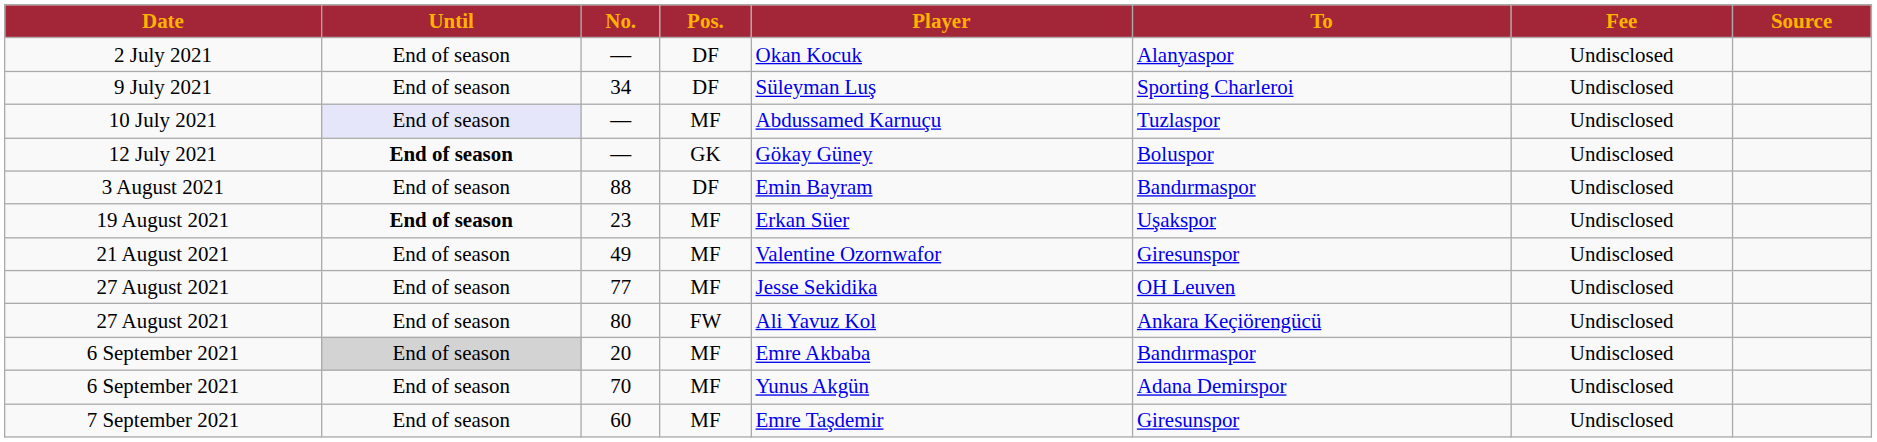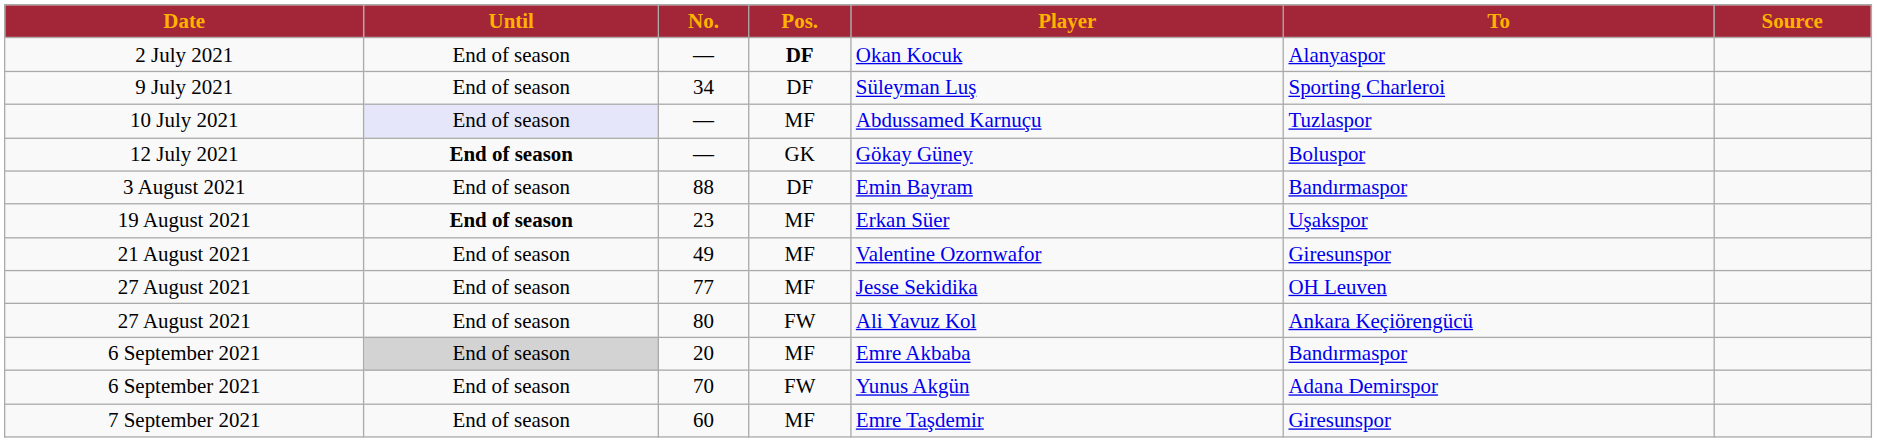- column: (1622, 21)
(705, 54) normal -> (800, 54) bold
(705, 386) MF -> (800, 386) FW
